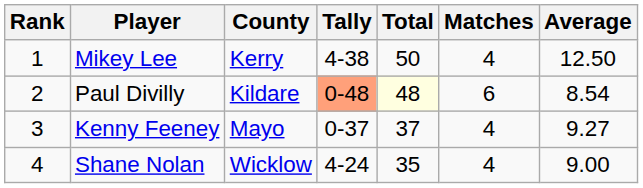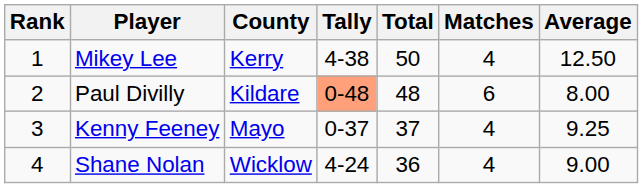(408, 93) lightyellow background -> (408, 93) no background
(588, 93) 8.54 -> (588, 93) 8.00
(588, 128) 9.27 -> (588, 128) 9.25
(408, 164) 35 -> (408, 164) 36
